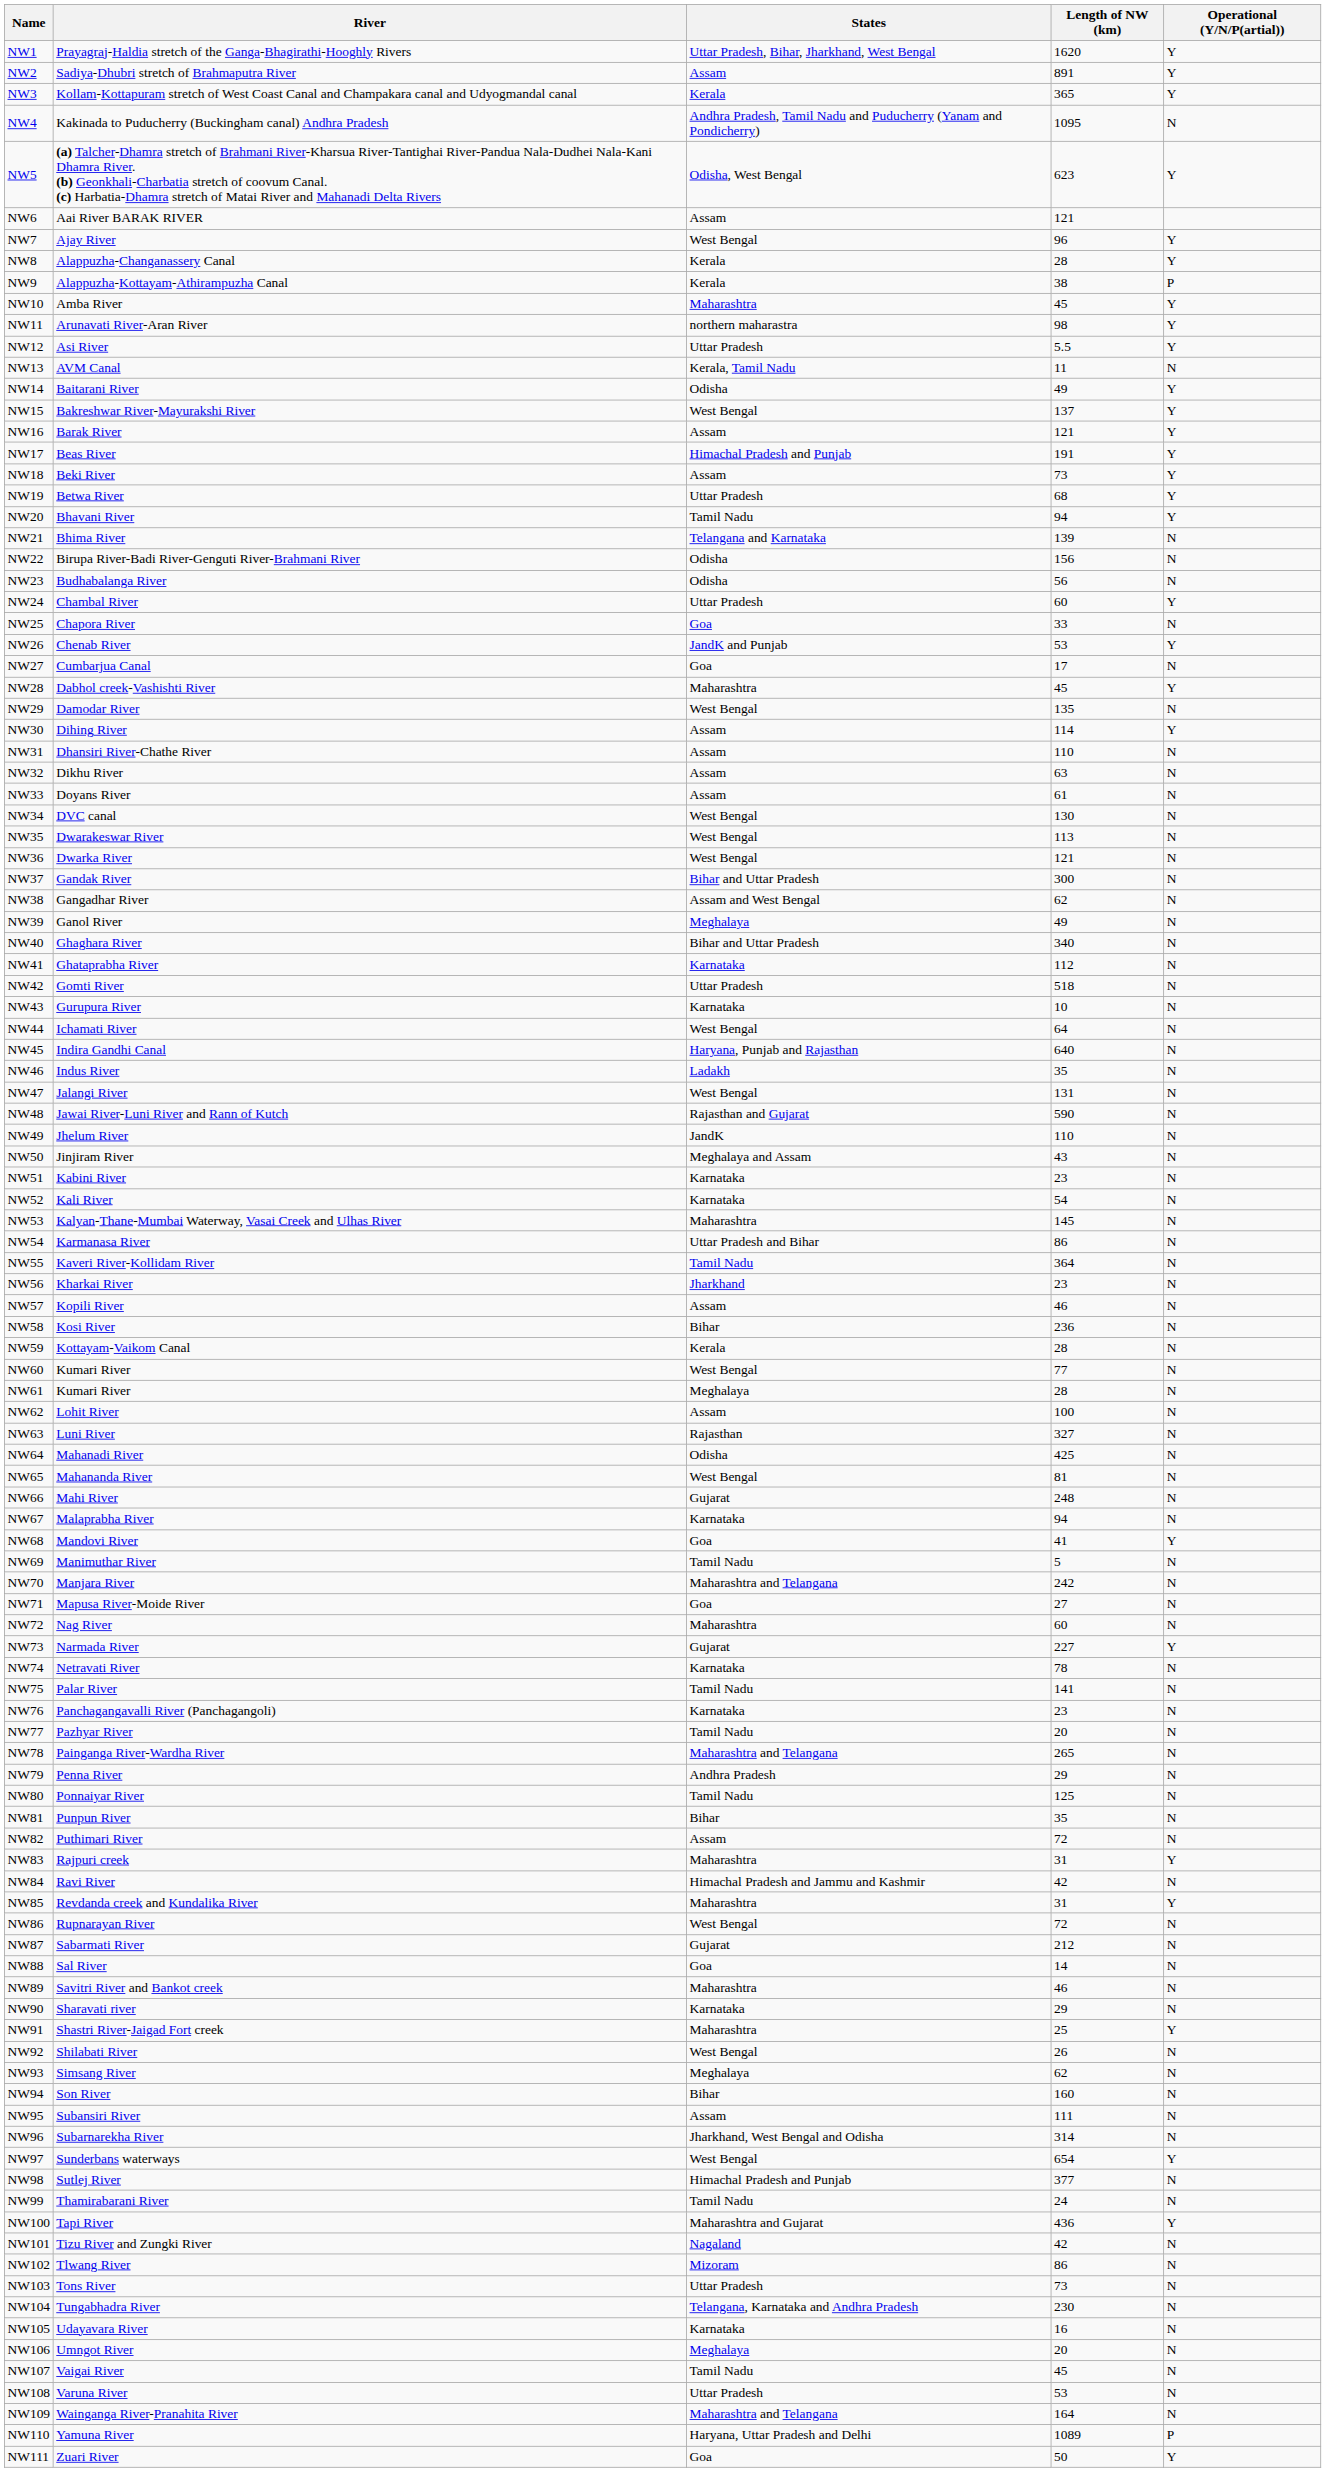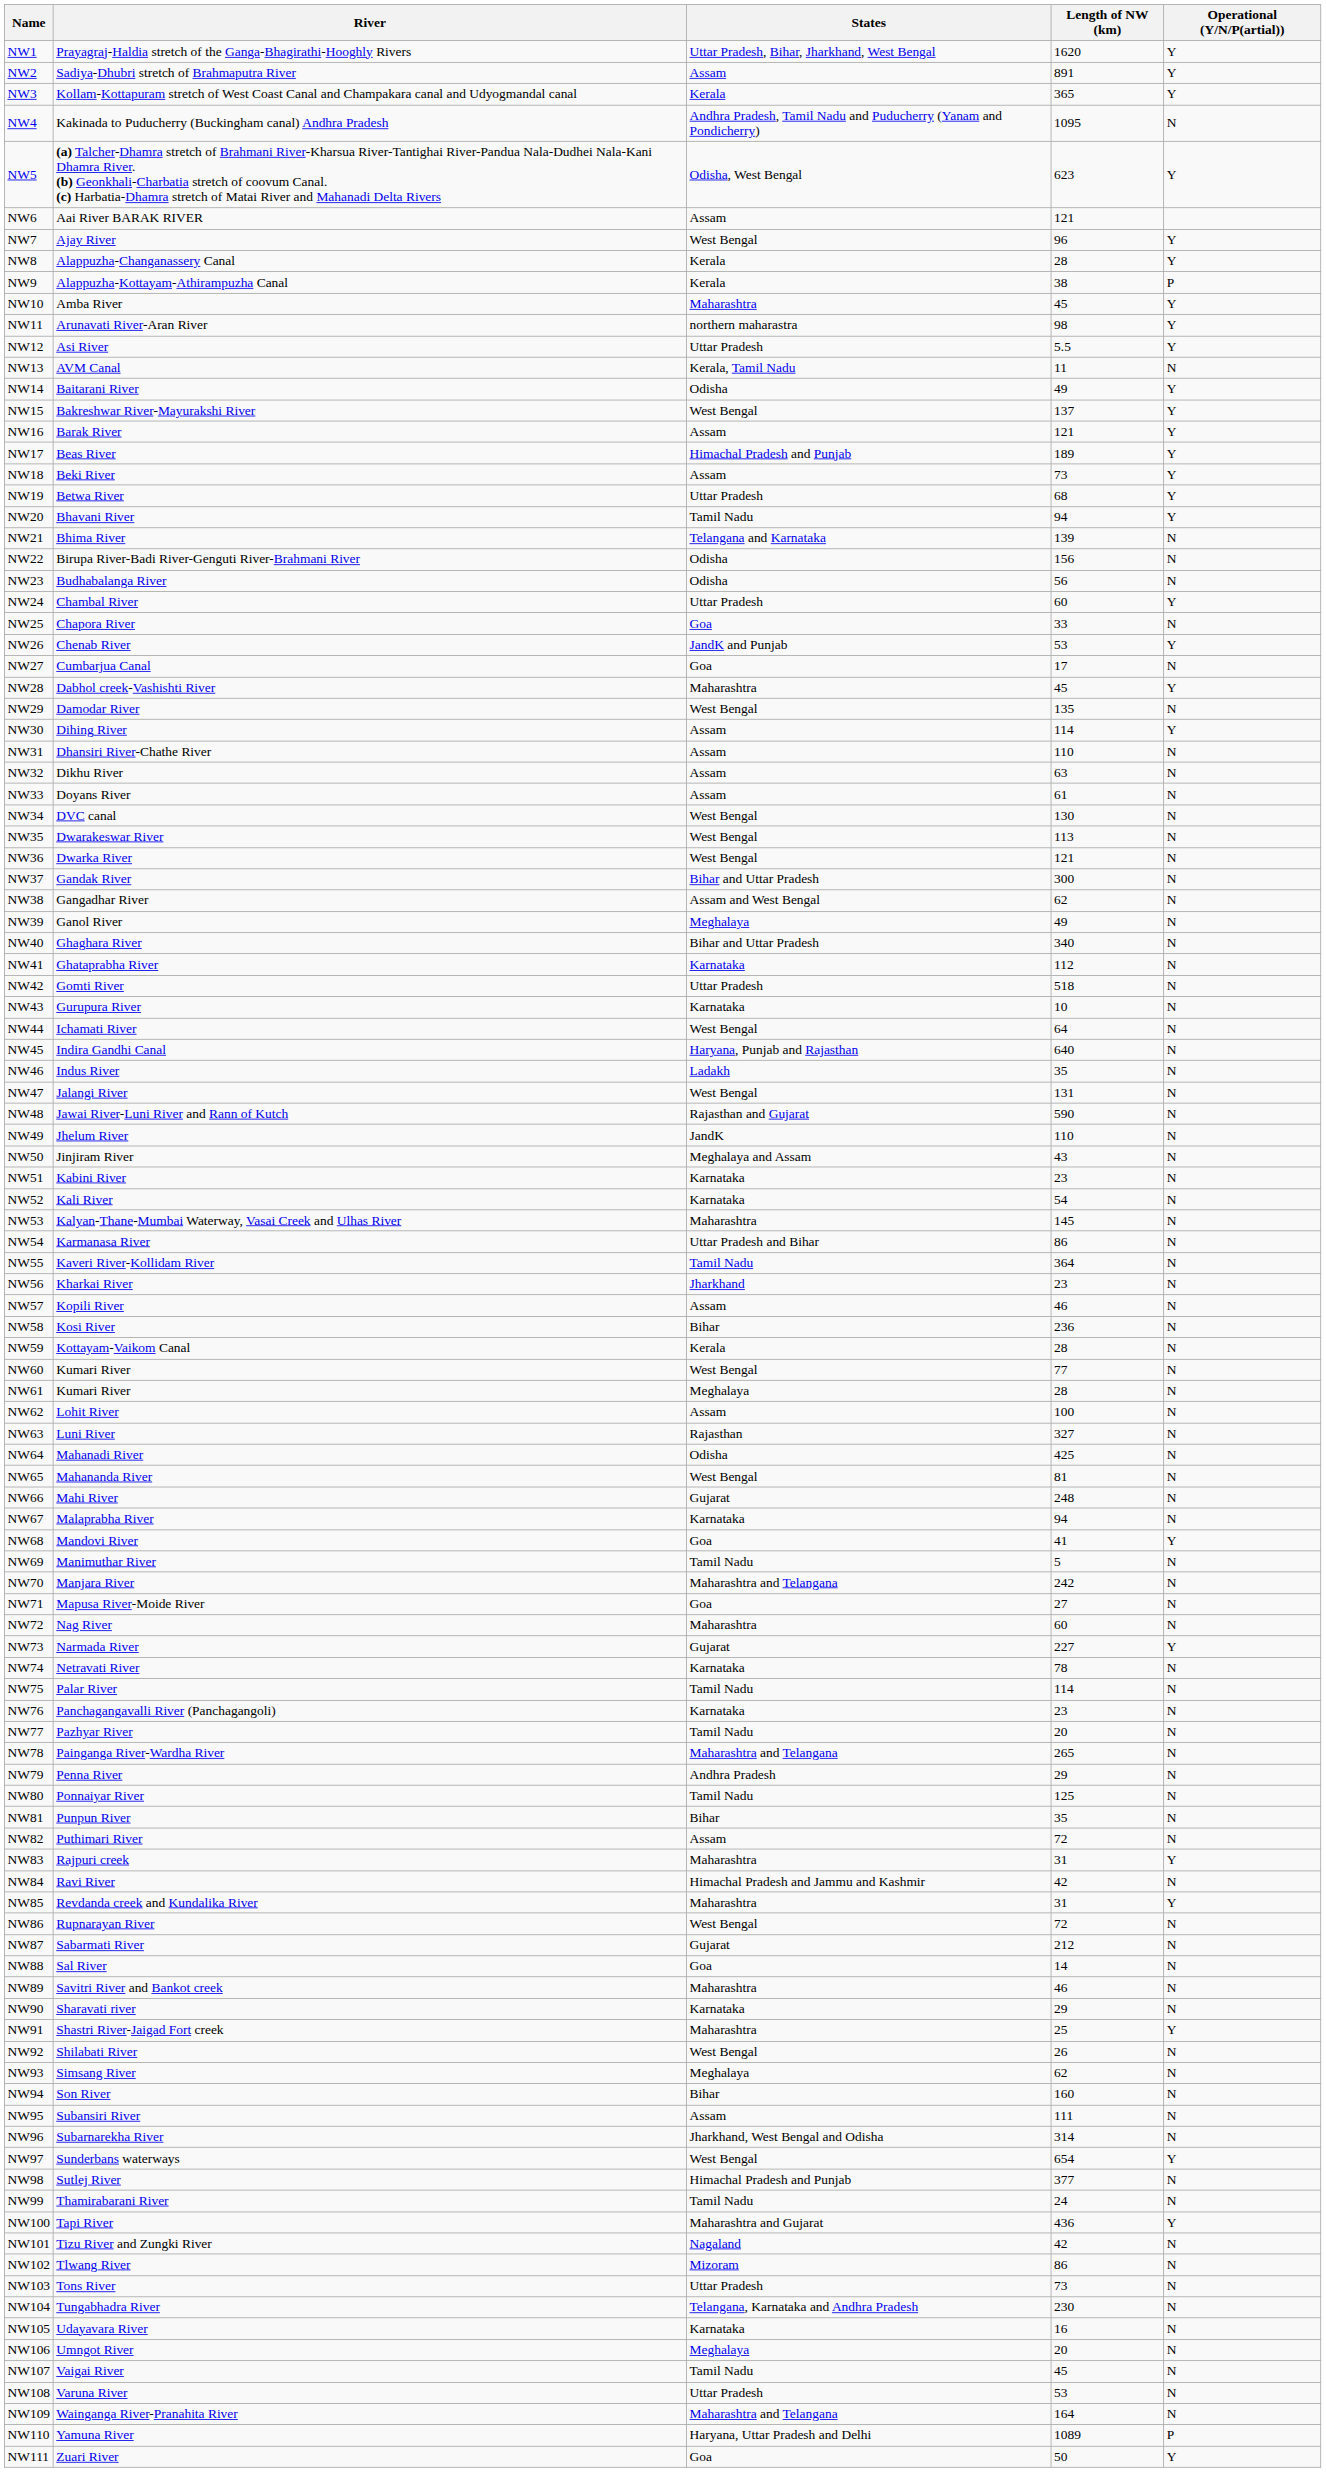(1064, 453) 191 -> (1064, 453) 189
(1064, 1689) 141 -> (1064, 1689) 114
